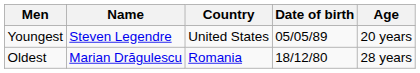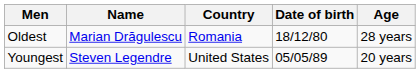rows swapped: (35, 36) <-> (27, 57)
